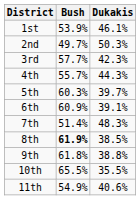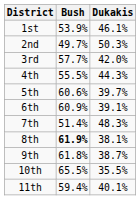(113, 60) 42.3% -> (113, 60) 42.0%
(73, 76) 55.7% -> (73, 76) 55.5%
(73, 92) 60.3% -> (73, 92) 60.6%
(113, 139) 38.5% -> (113, 139) 38.1%
(113, 155) 38.8% -> (113, 155) 38.7%
(73, 187) 54.9% -> (73, 187) 59.4%
(113, 187) 40.6% -> (113, 187) 40.1%
